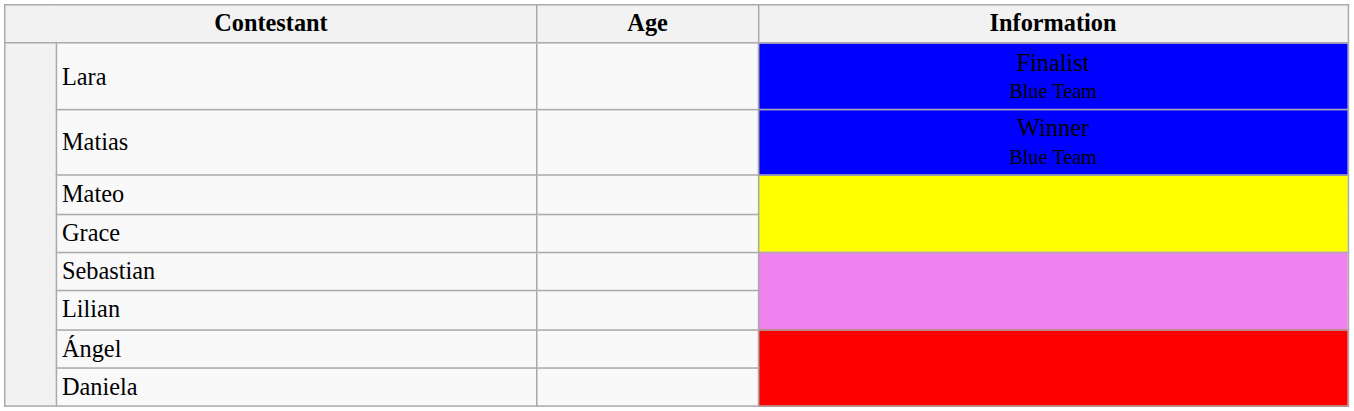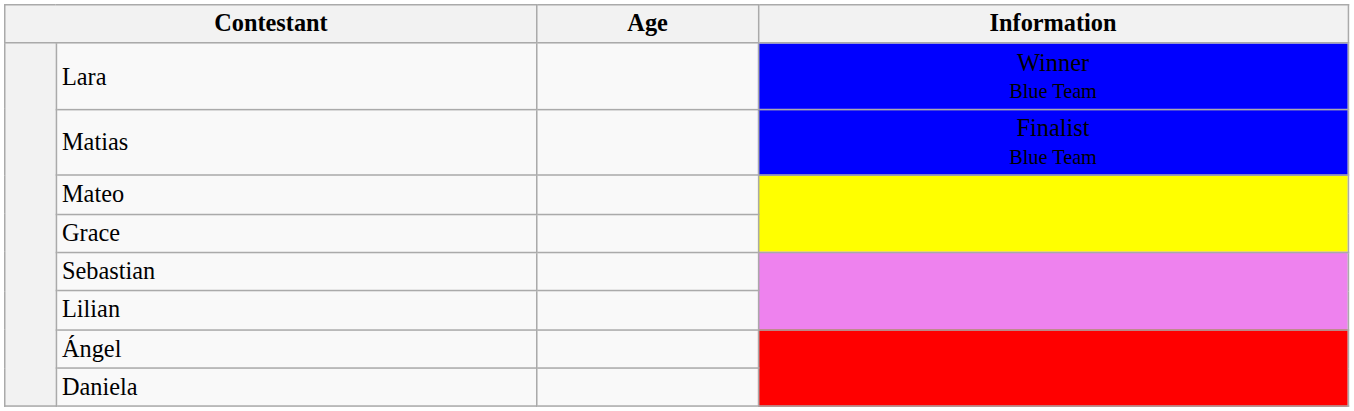(1053, 76) Finalist Blue Team -> (1053, 76) Winner Blue Team
(1053, 141) Winner Blue Team -> (1053, 141) Finalist Blue Team
